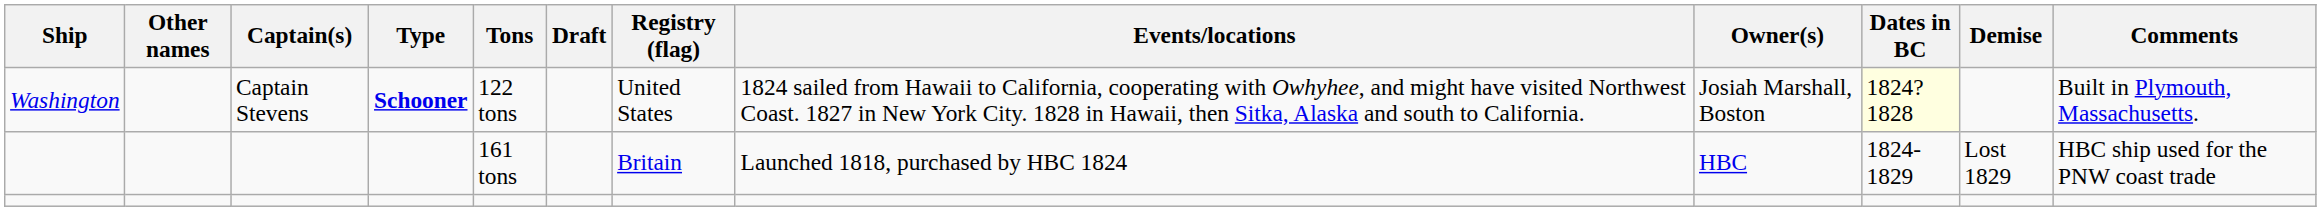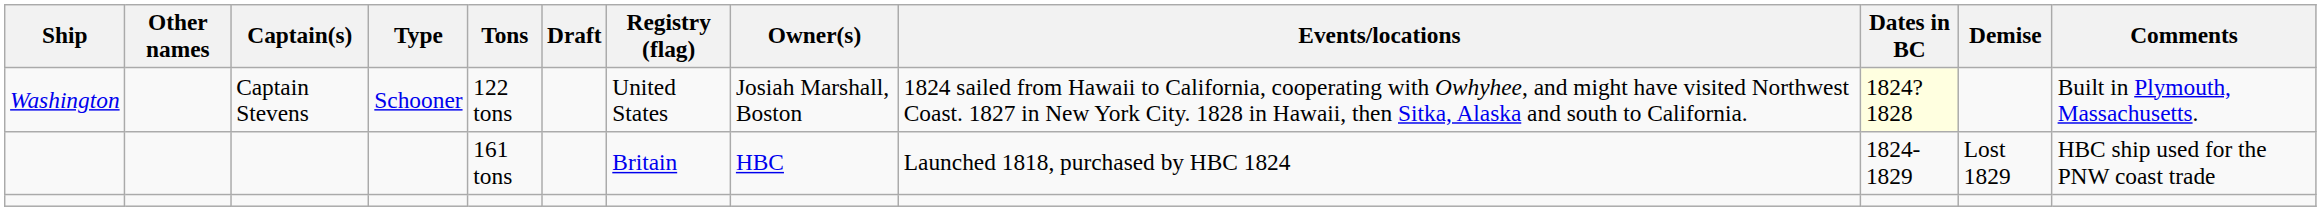columns swapped: (1777, 36) <-> (1214, 36)
(421, 99) bold -> (418, 99) normal
